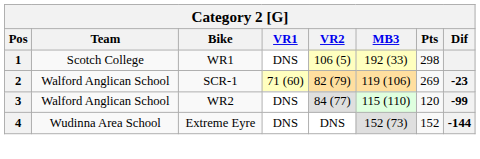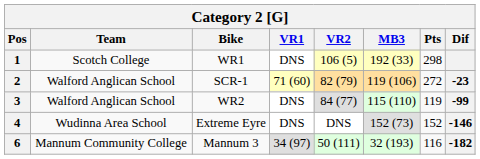(430, 80) 269 -> (433, 80) 272
(430, 101) 120 -> (433, 101) 119
(459, 122) -144 -> (460, 122) -146
+ row: (17, 143)
